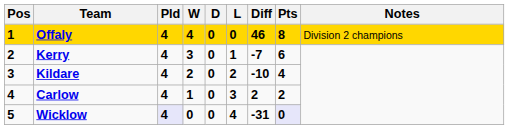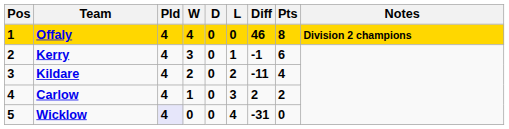(353, 35) normal -> (358, 34) bold
(257, 54) -7 -> (257, 54) -1
(260, 74) -10 -> (260, 74) -11
(281, 114) lavender background -> (281, 114) no background
